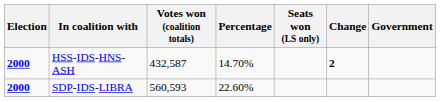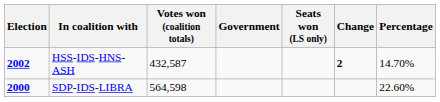columns swapped: (245, 26) <-> (402, 26)
(18, 63) 2000 -> (18, 63) 2002
(168, 87) 560,593 -> (168, 87) 564,598
